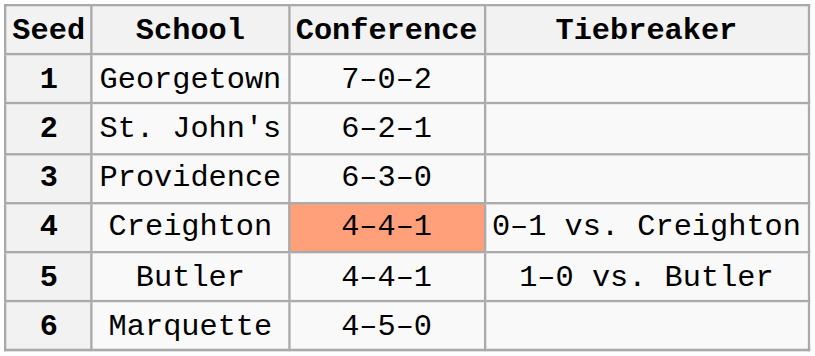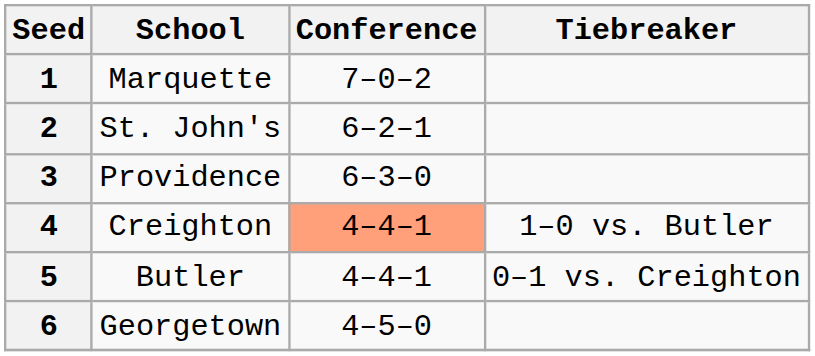(190, 79) Georgetown -> (190, 79) Marquette
(646, 227) 0–1 vs. Creighton -> (646, 227) 1–0 vs. Butler
(646, 277) 1–0 vs. Butler -> (646, 277) 0–1 vs. Creighton
(190, 326) Marquette -> (190, 326) Georgetown
